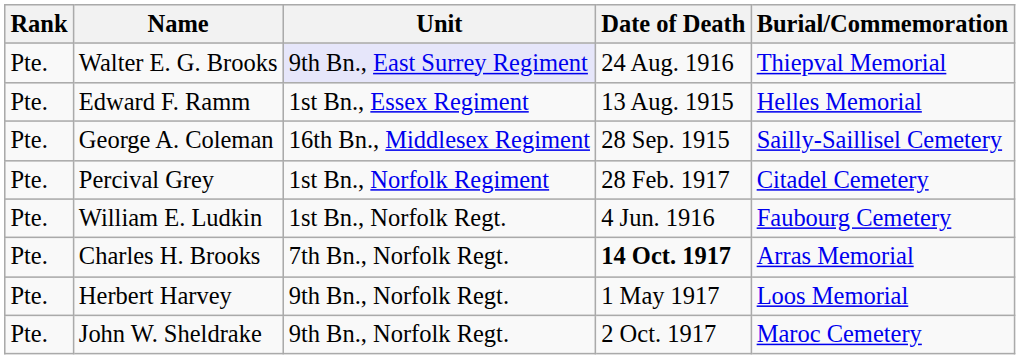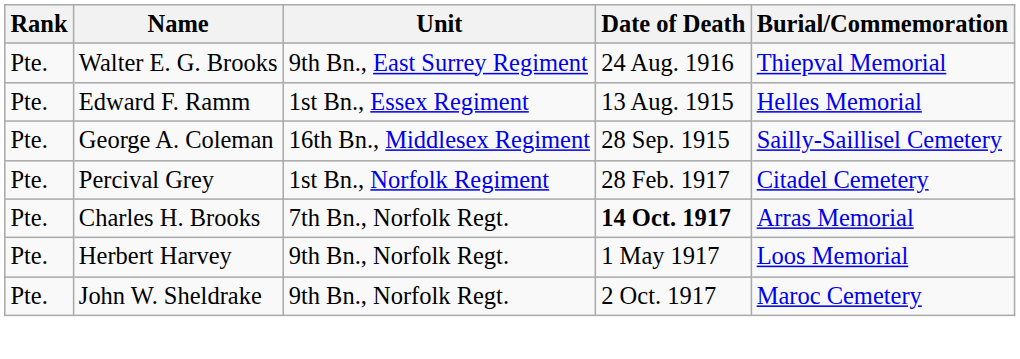(438, 62) lavender background -> (438, 62) no background
- row: (170, 218)
